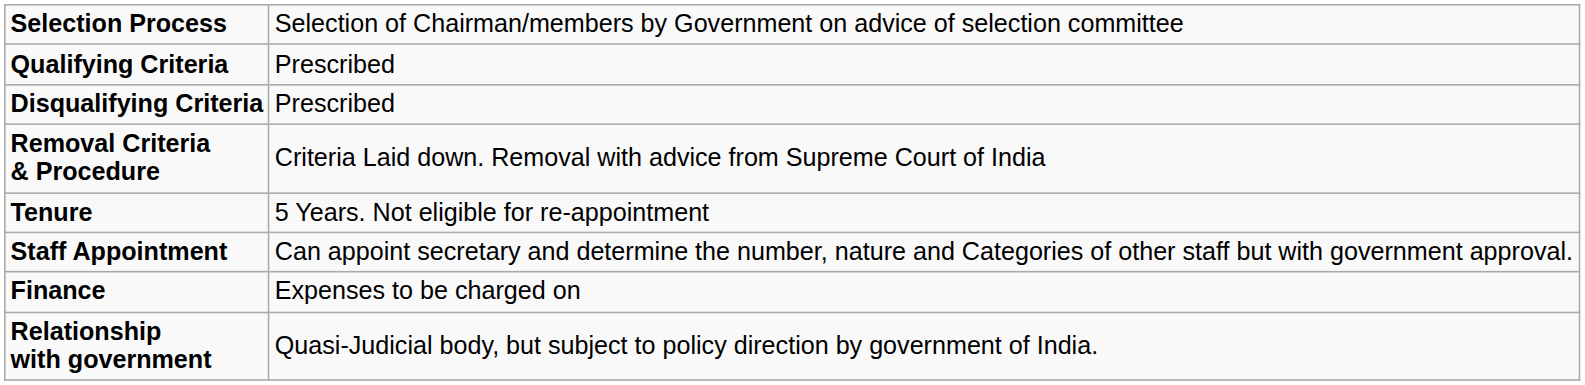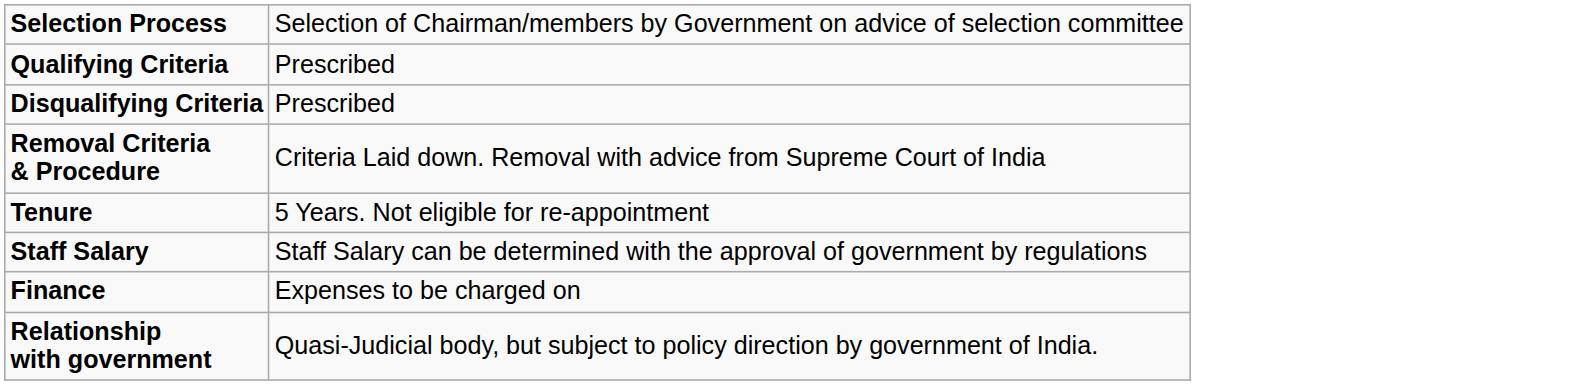- row: (119, 251)
+ row: (80, 251)
